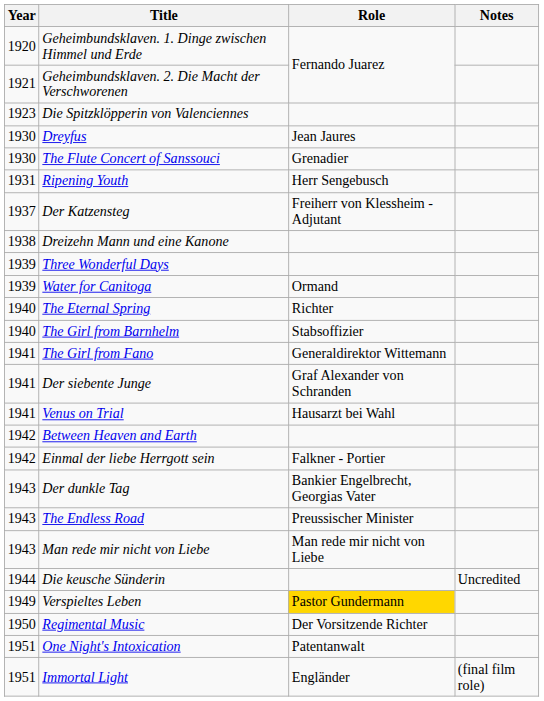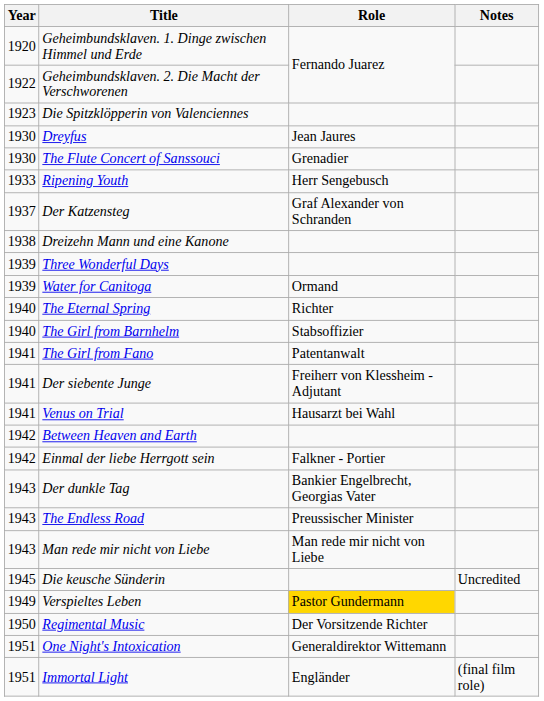(22, 84) 1921 -> (22, 84) 1922
(22, 181) 1931 -> (22, 181) 1933
(362, 211) Freiherr von Klessheim - Adjutant -> (348, 211) Graf Alexander von Schranden
(369, 353) Generaldirektor Wittemann -> (328, 353) Patentanwalt
(348, 383) Graf Alexander von Schranden -> (362, 383) Freiherr von Klessheim - Adjutant
(22, 579) 1944 -> (22, 579) 1945
(328, 646) Patentanwalt -> (369, 646) Generaldirektor Wittemann
